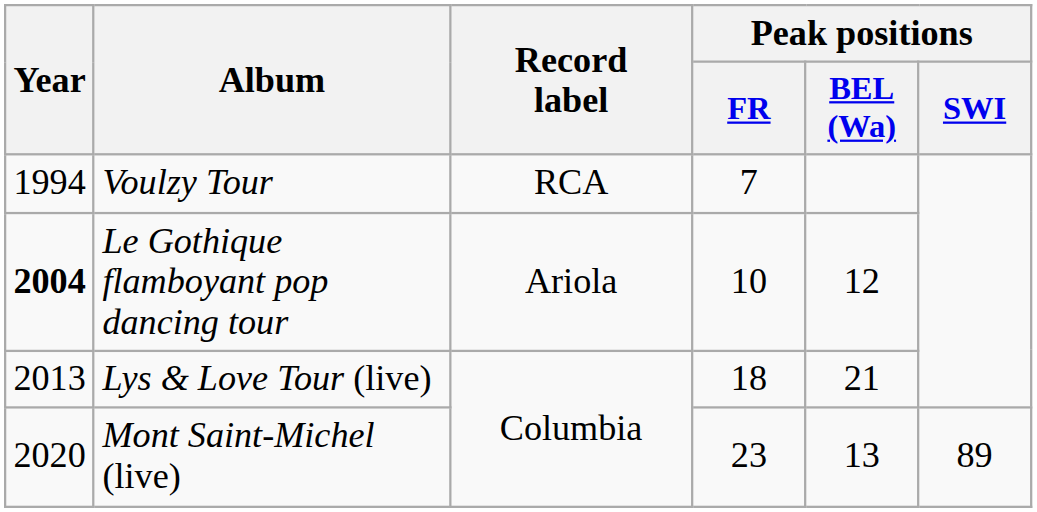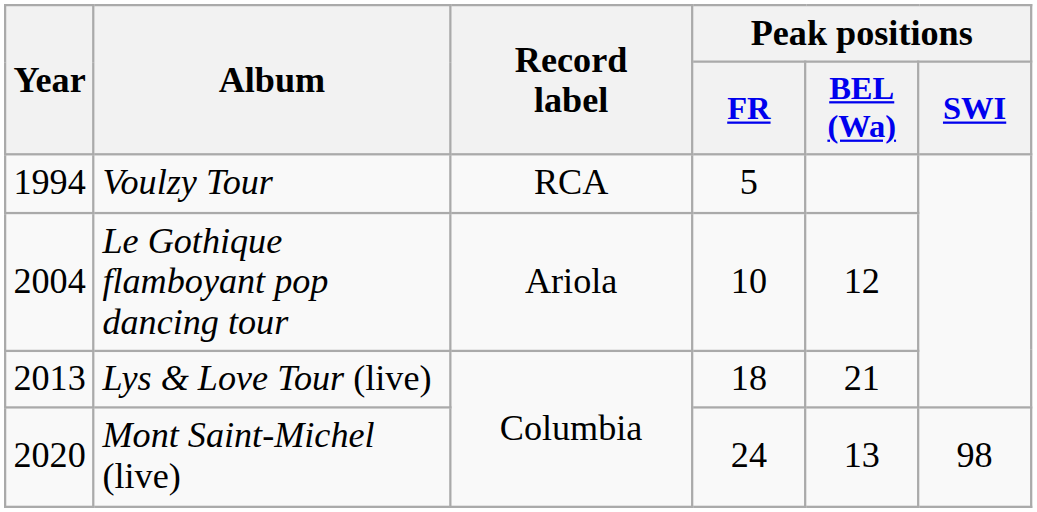(749, 182) 7 -> (749, 182) 5
(50, 280) bold -> (50, 280) normal
(749, 456) 23 -> (749, 456) 24
(975, 456) 89 -> (975, 456) 98
